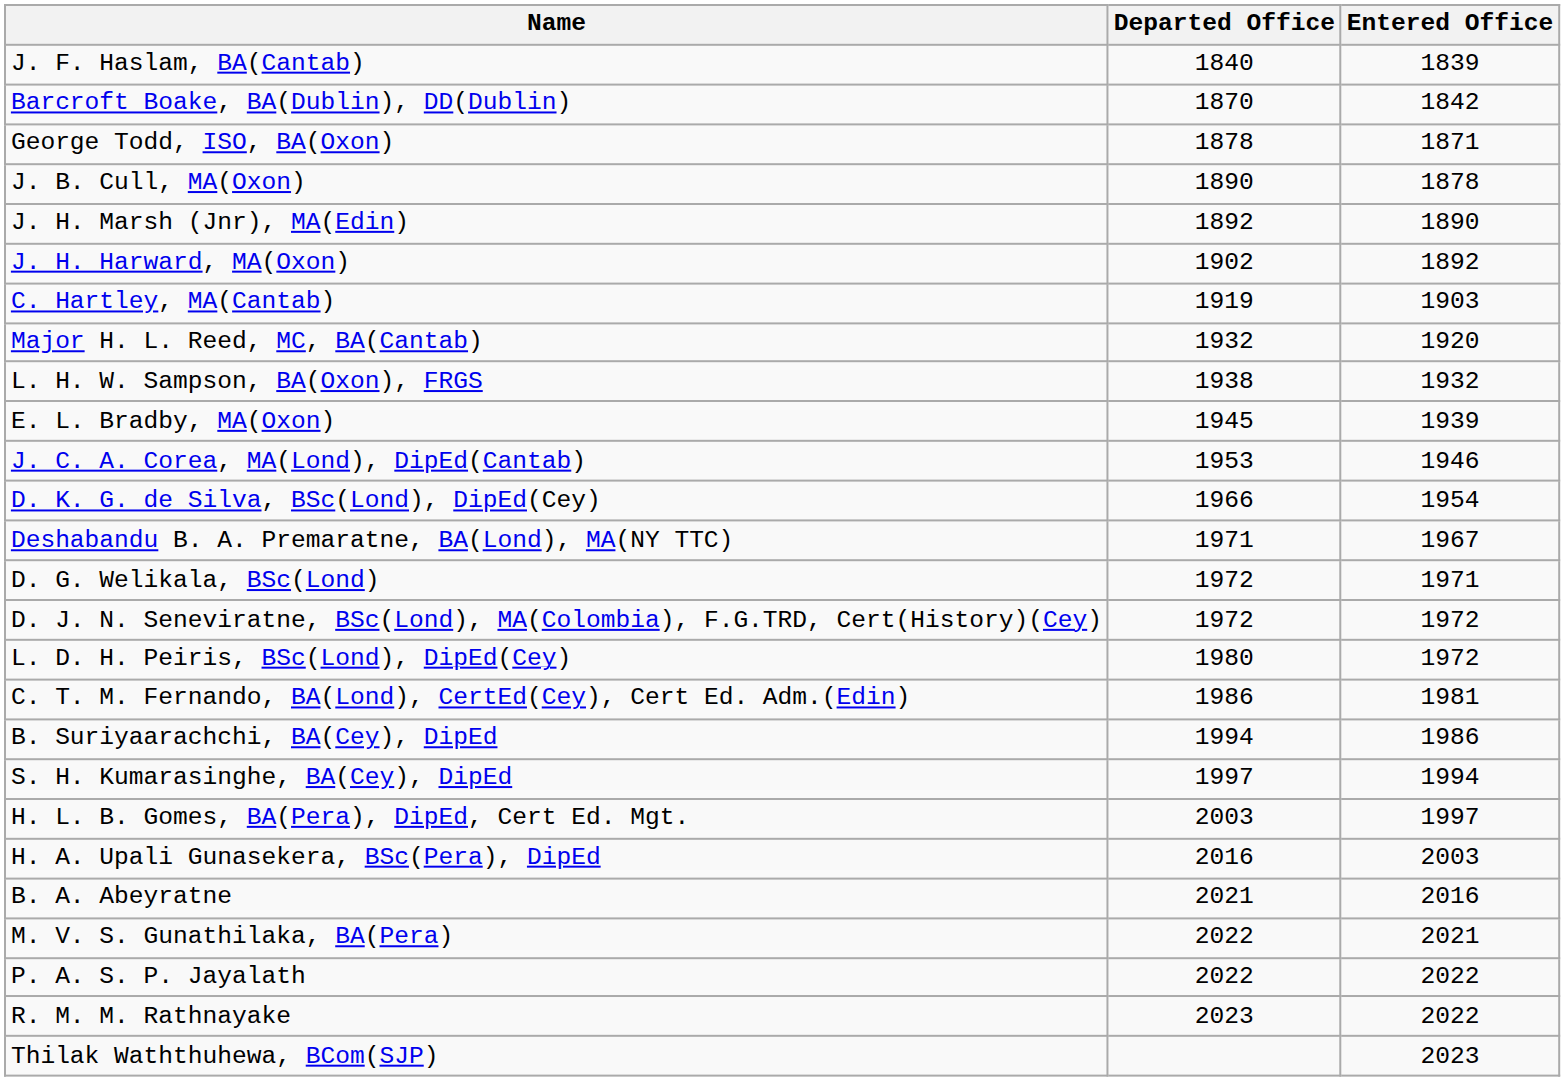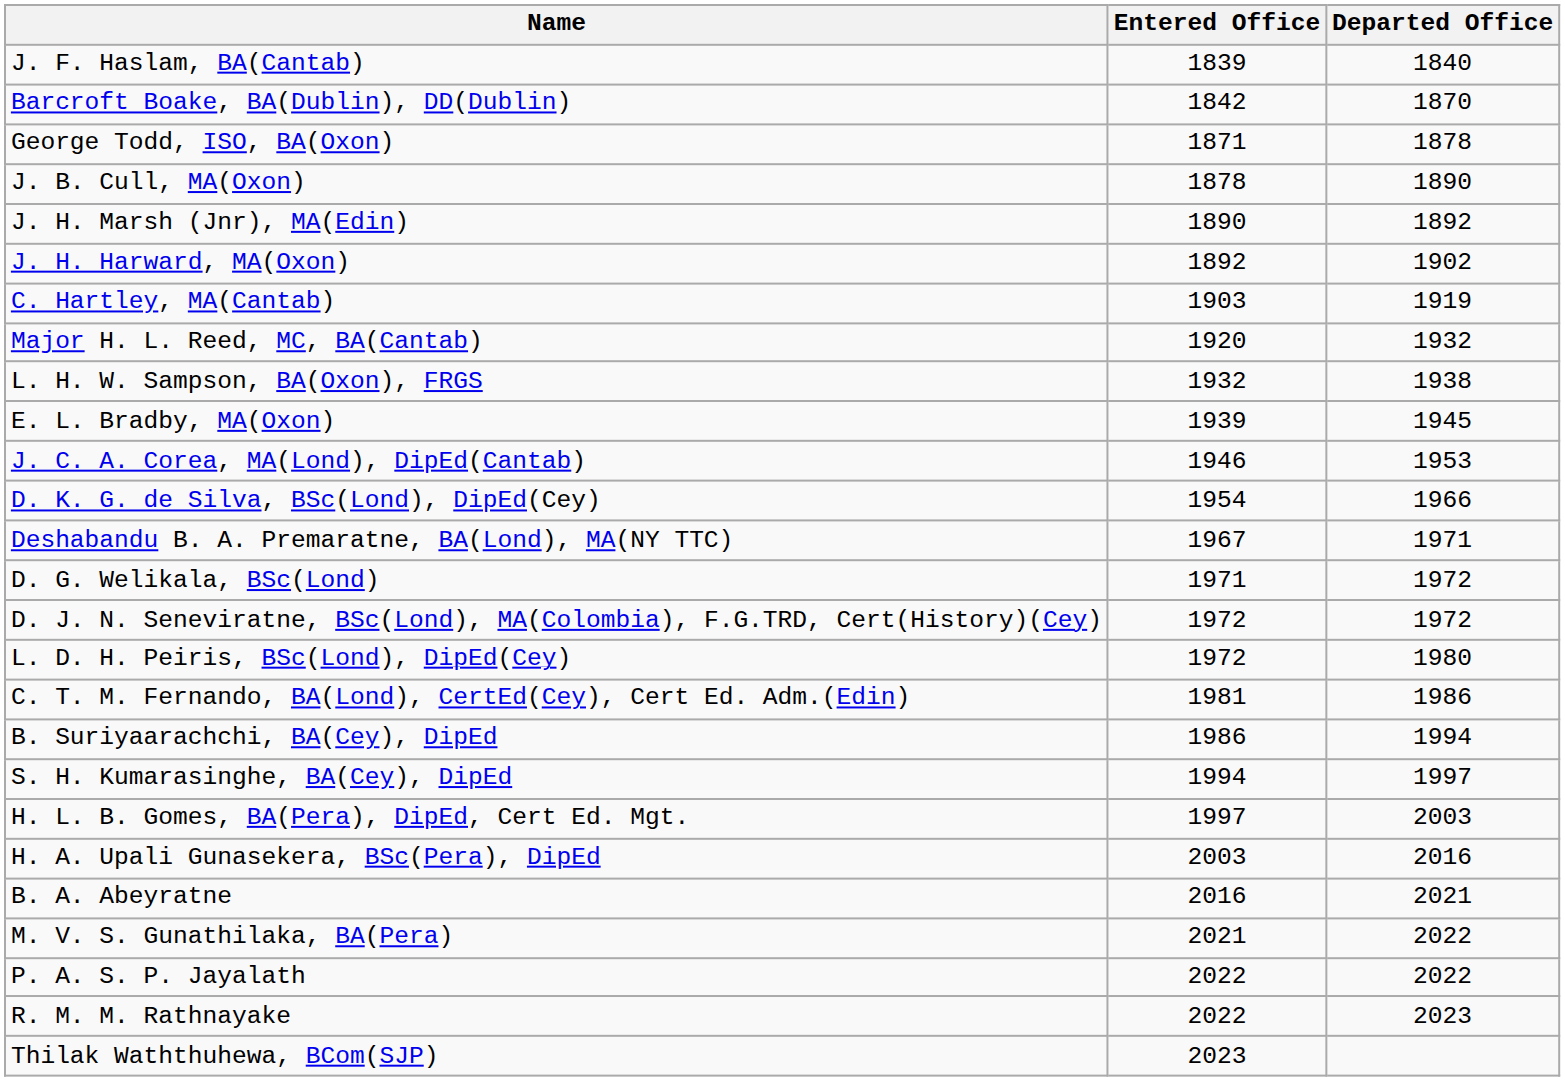columns swapped: (1450, 25) <-> (1224, 25)
